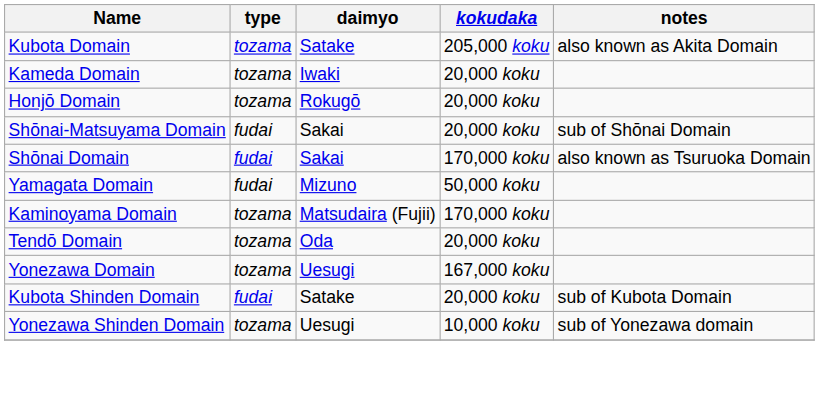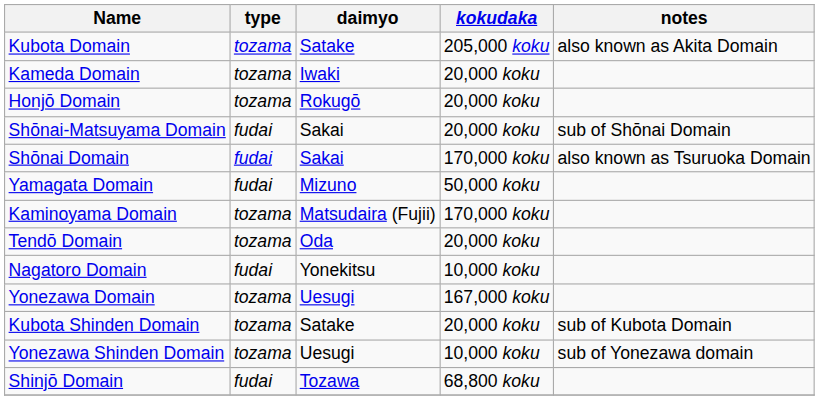+ row: (78, 269)
(253, 297) fudai -> (263, 325) tozama
+ row: (66, 381)
